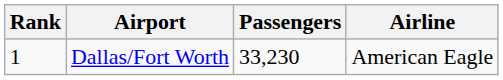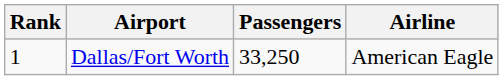(269, 56) 33,230 -> (269, 56) 33,250
